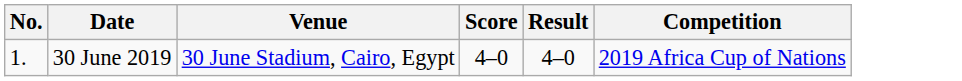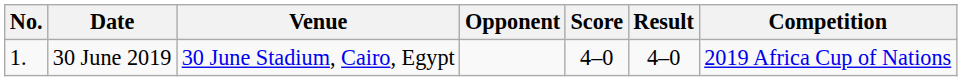+ column: (513, 22)
